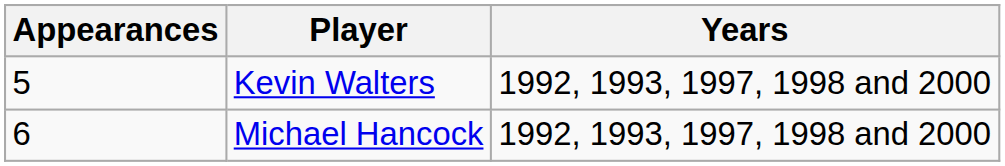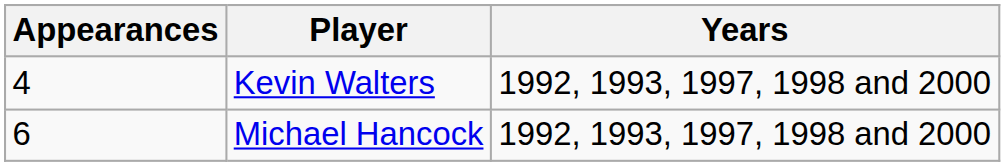(22, 82) 5 -> (22, 82) 4
